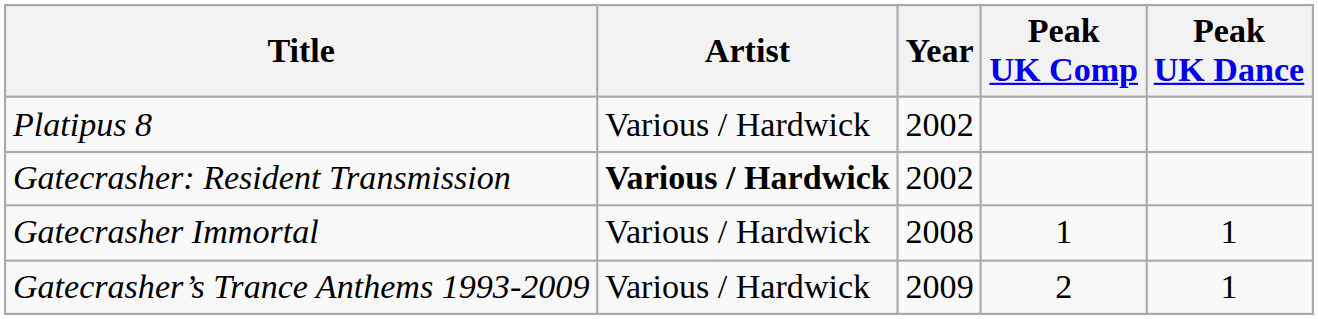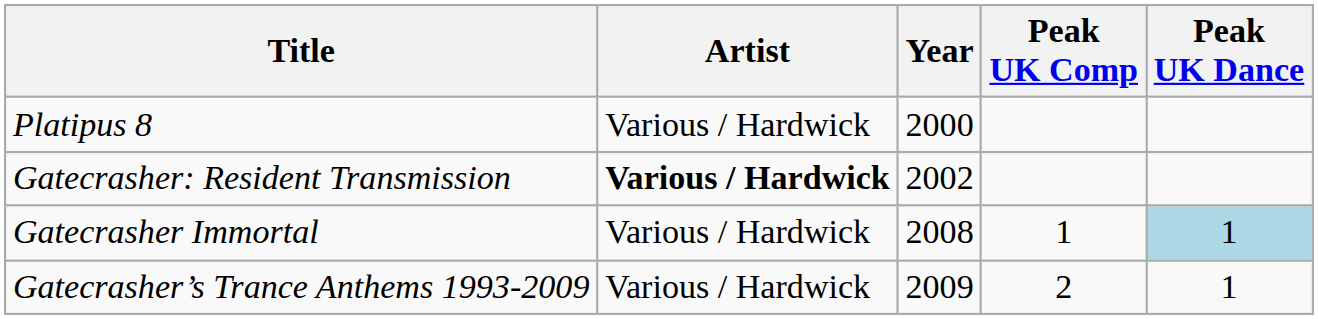(940, 123) 2002 -> (940, 123) 2000
(1229, 232) no background -> (1229, 232) lightblue background
